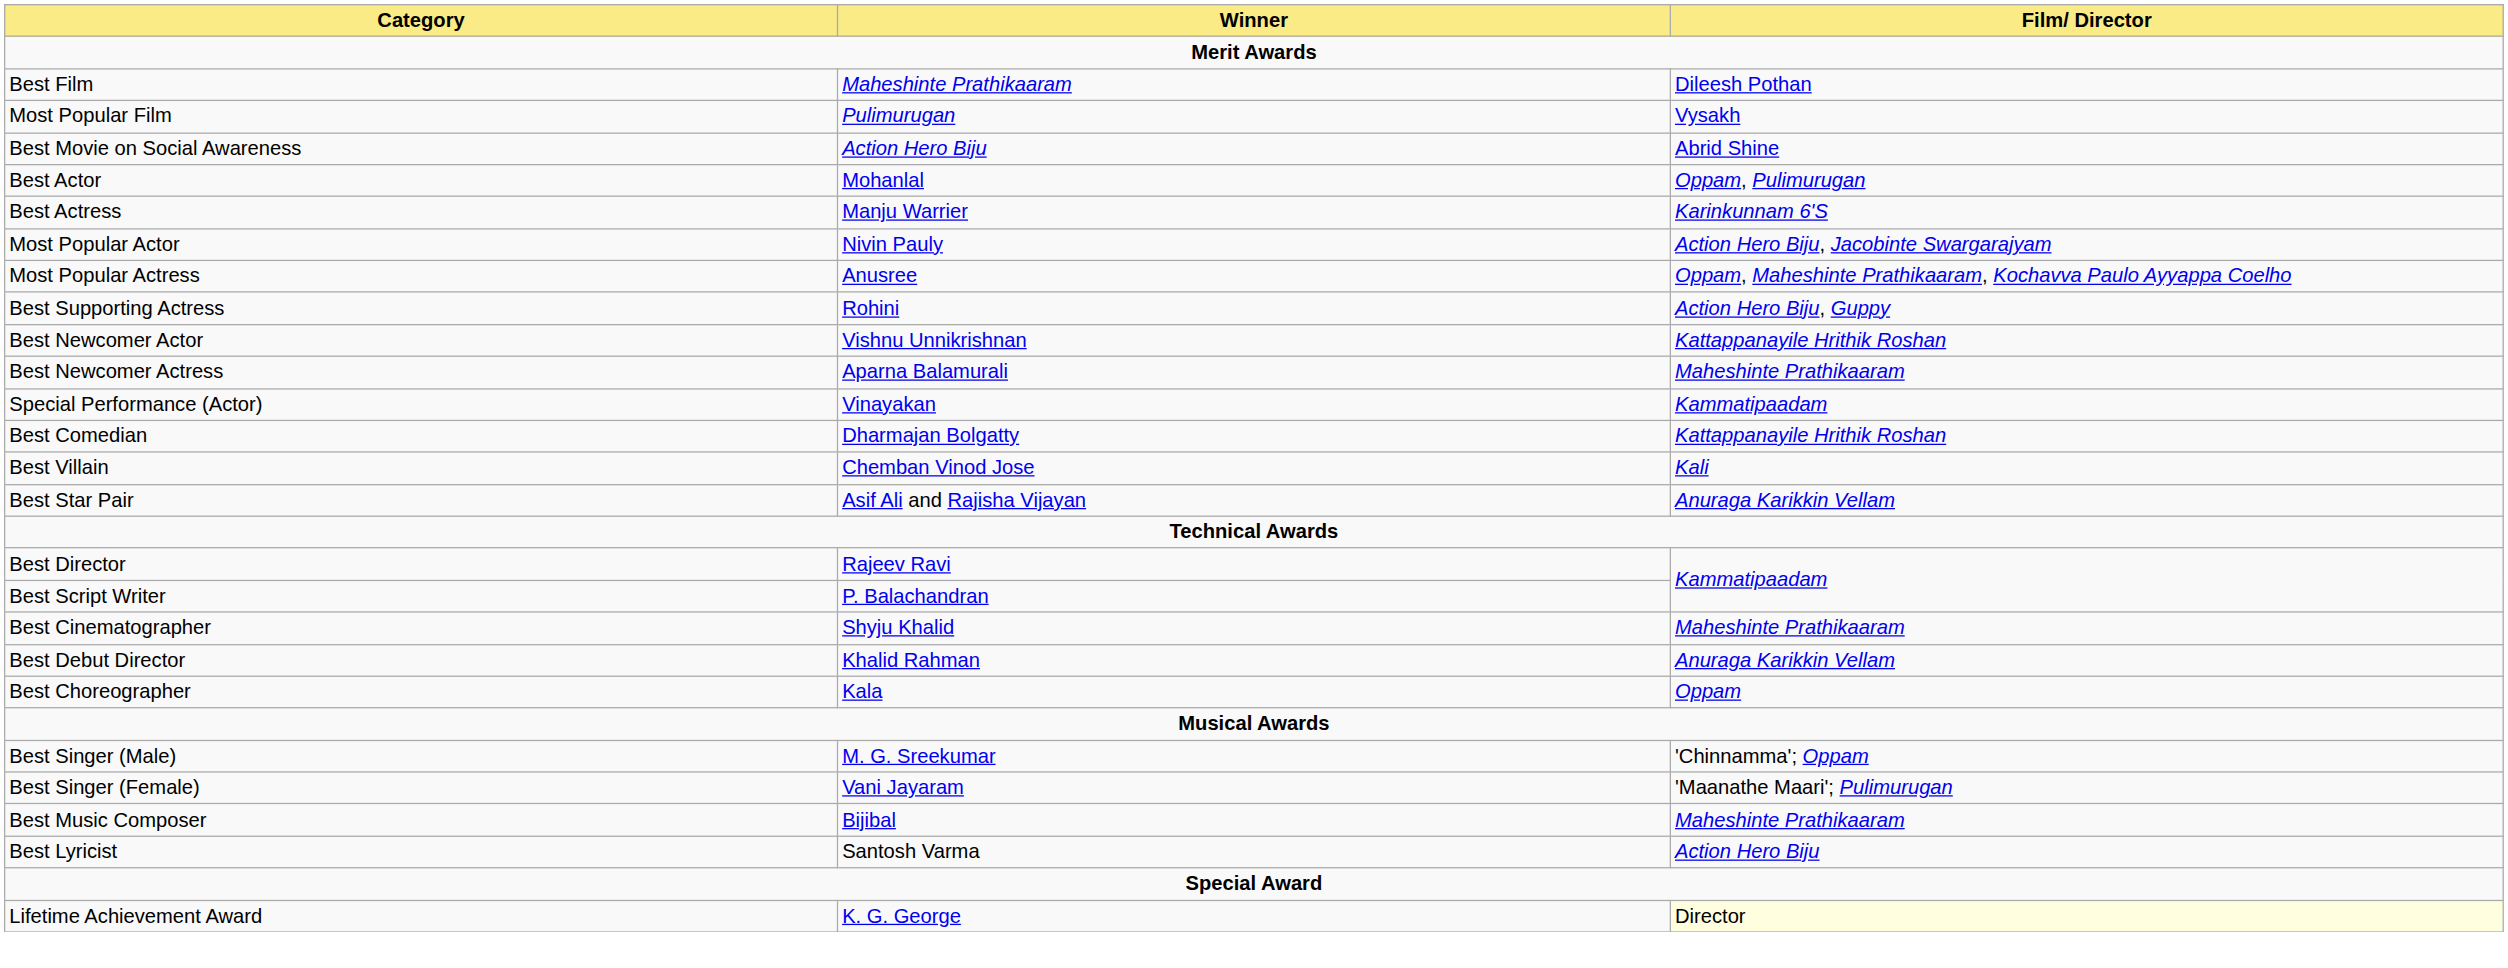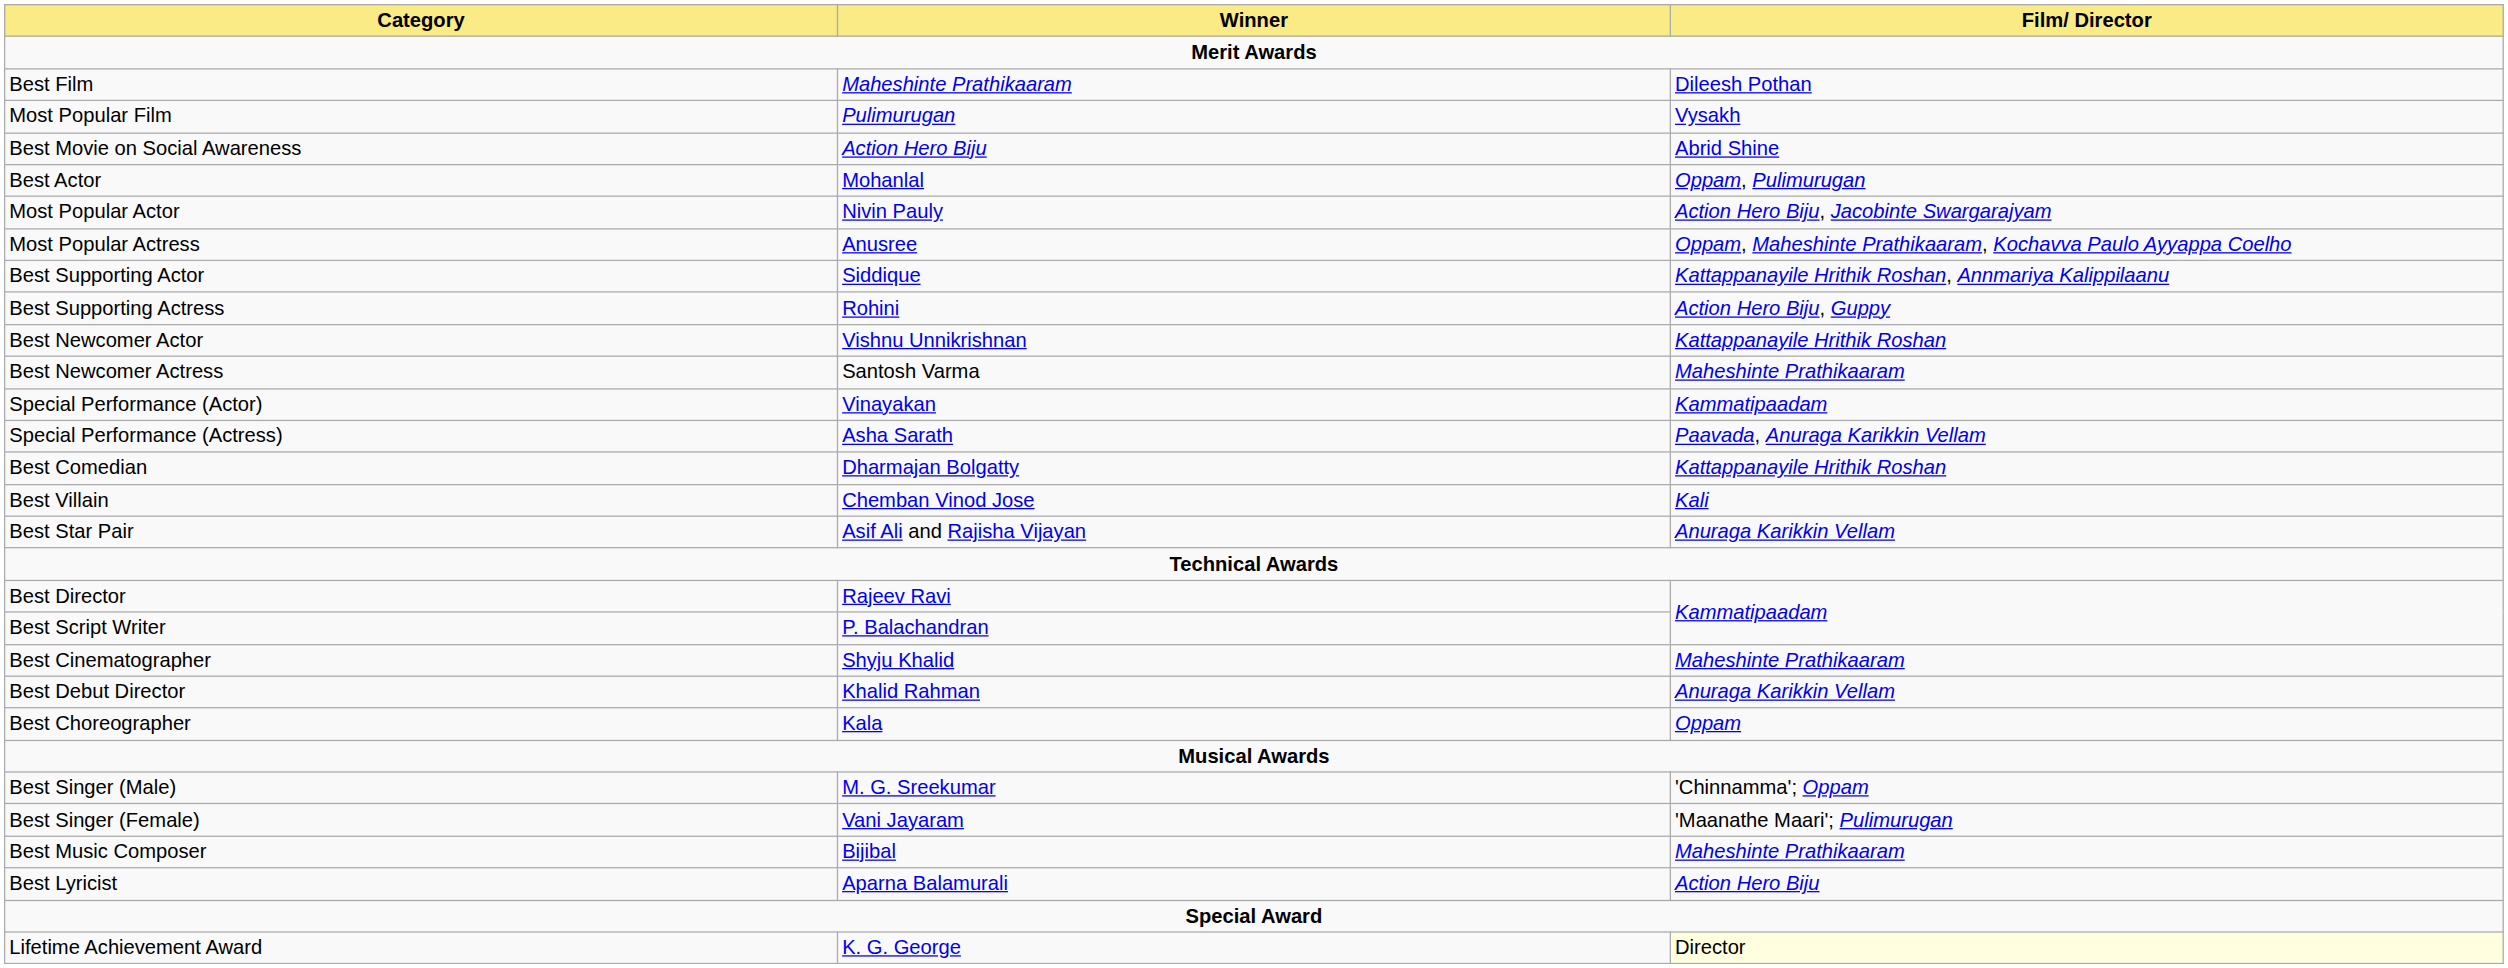- row: (65, 212)
+ row: (107, 276)
(925, 372) Aparna Balamurali -> (911, 372) Santosh Varma
+ row: (146, 436)
(911, 851) Santosh Varma -> (925, 883) Aparna Balamurali
